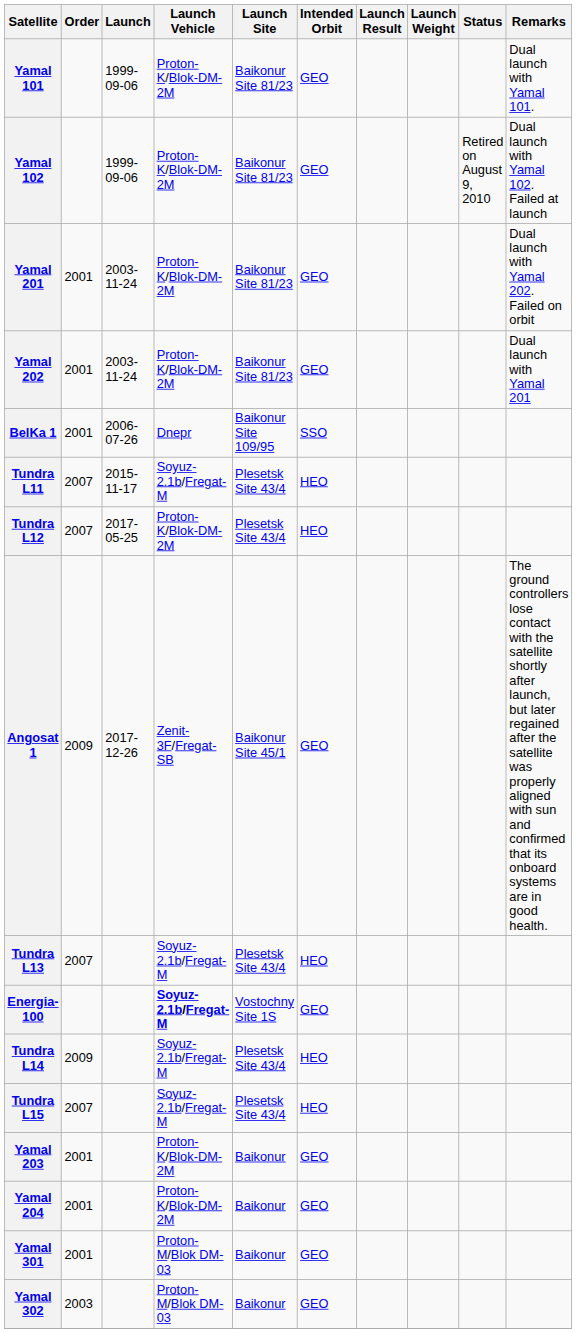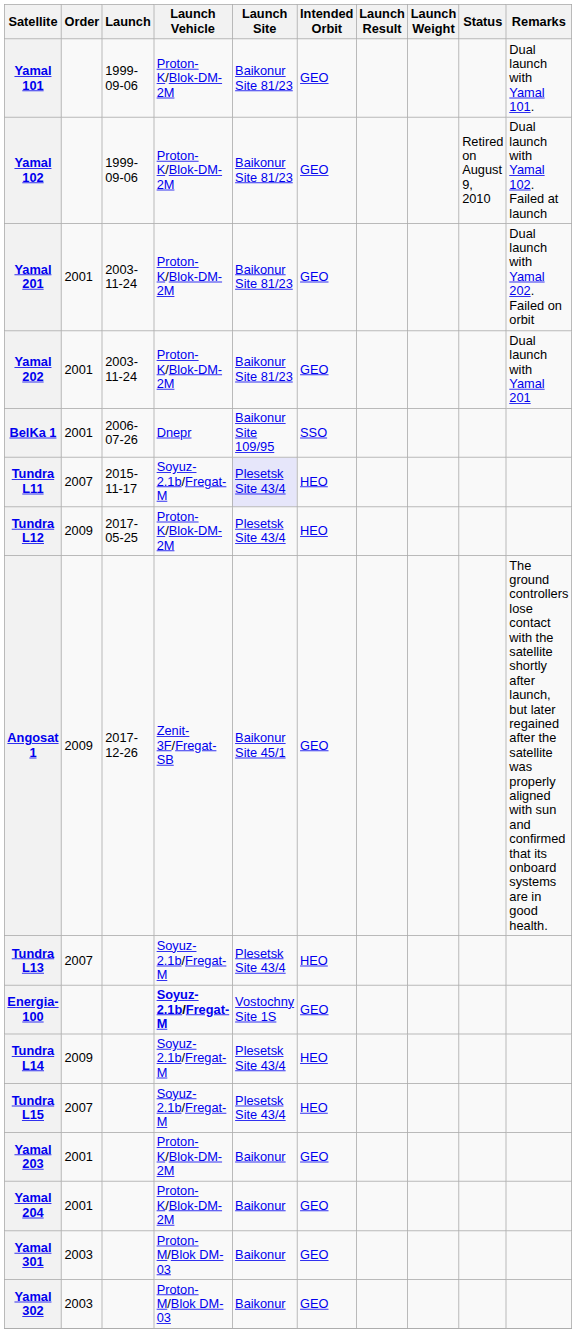(260, 482) no background -> (260, 482) lavender background
(79, 531) 2007 -> (79, 531) 2009
(79, 1255) 2001 -> (79, 1255) 2003
